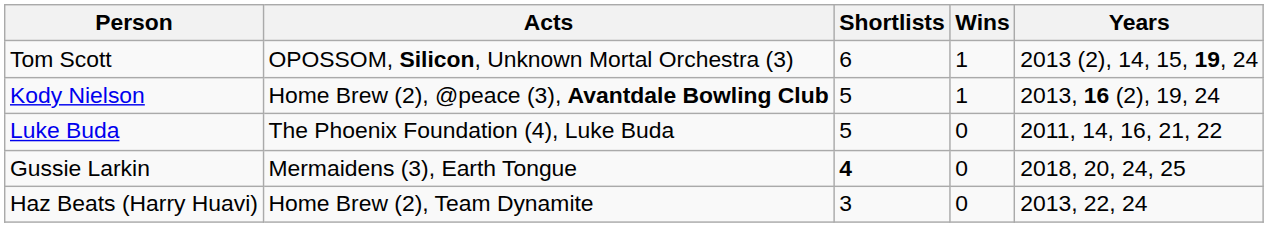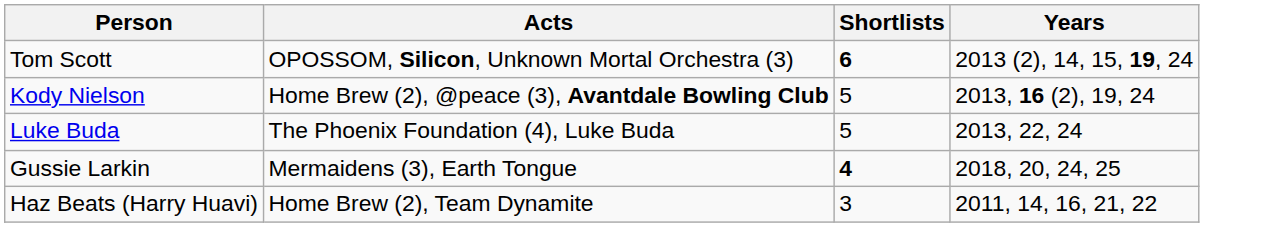- column: (982, 22)
(846, 58) normal -> (846, 58) bold
(1121, 131) 2011, 14, 16, 21, 22 -> (1019, 131) 2013, 22, 24
(1084, 204) 2013, 22, 24 -> (1056, 204) 2011, 14, 16, 21, 22
